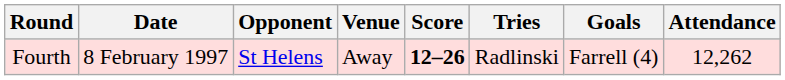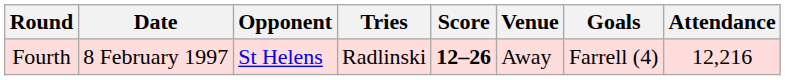columns swapped: (371, 21) <-> (517, 21)
(722, 56) 12,262 -> (722, 56) 12,216
